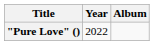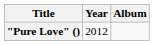(97, 31) 2022 -> (97, 31) 2012
